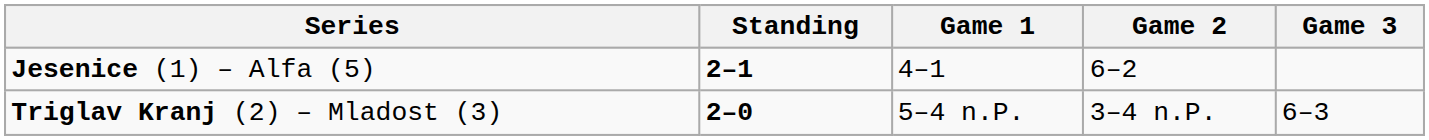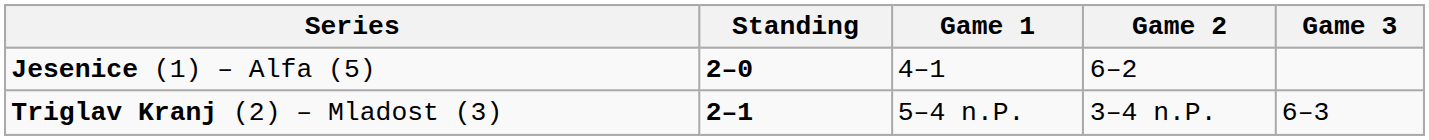(729, 70) 2–1 -> (729, 70) 2–0
(729, 113) 2–0 -> (729, 113) 2–1
